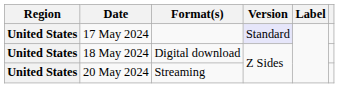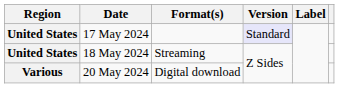(197, 53) Digital download -> (180, 53) Streaming
(42, 72) United States -> (42, 72) Various
(180, 72) Streaming -> (197, 72) Digital download
